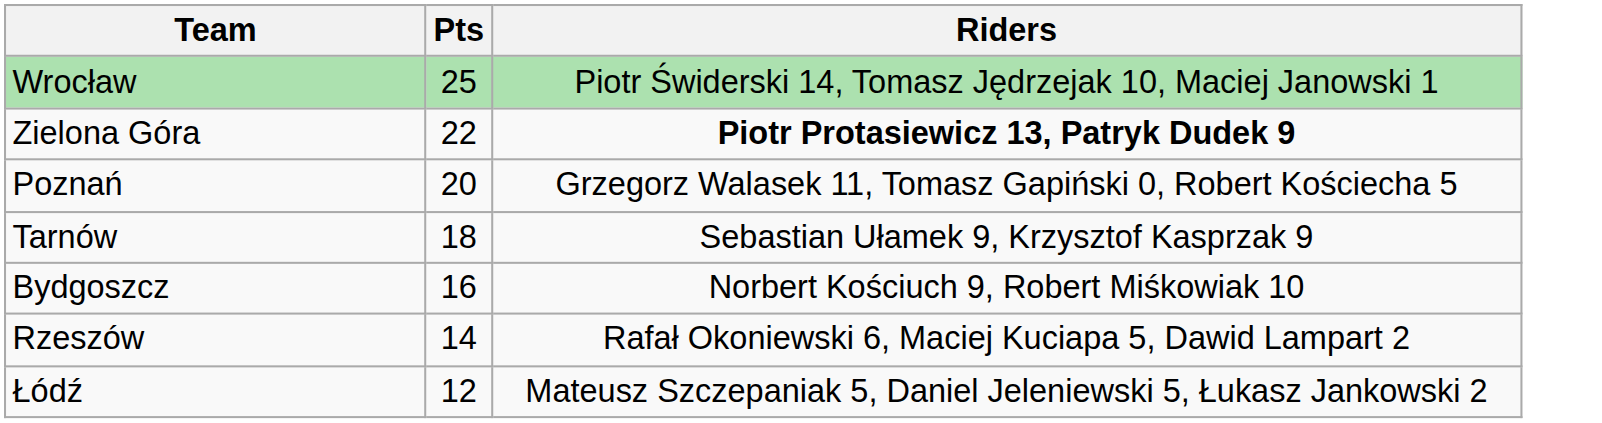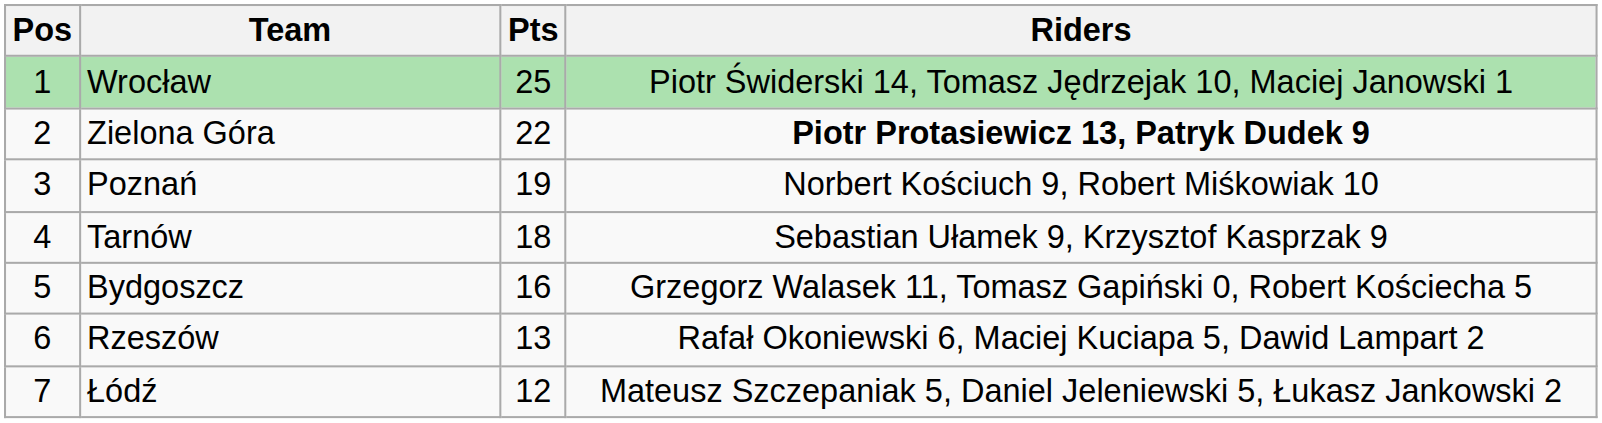+ column: (42, 30)
(459, 184) 20 -> (533, 184) 19
(1007, 184) Grzegorz Walasek 11, Tomasz Gapiński 0, Robert Kościecha 5 -> (1081, 184) Norbert Kościuch 9, Robert Miśkowiak 10
(1006, 287) Norbert Kościuch 9, Robert Miśkowiak 10 -> (1081, 287) Grzegorz Walasek 11, Tomasz Gapiński 0, Robert Kościecha 5
(459, 339) 14 -> (533, 339) 13
